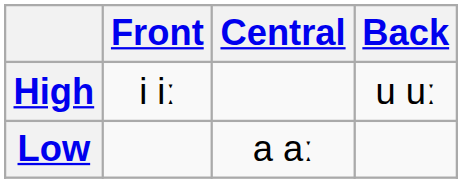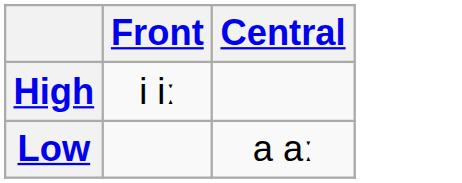- column: (406, 33)
